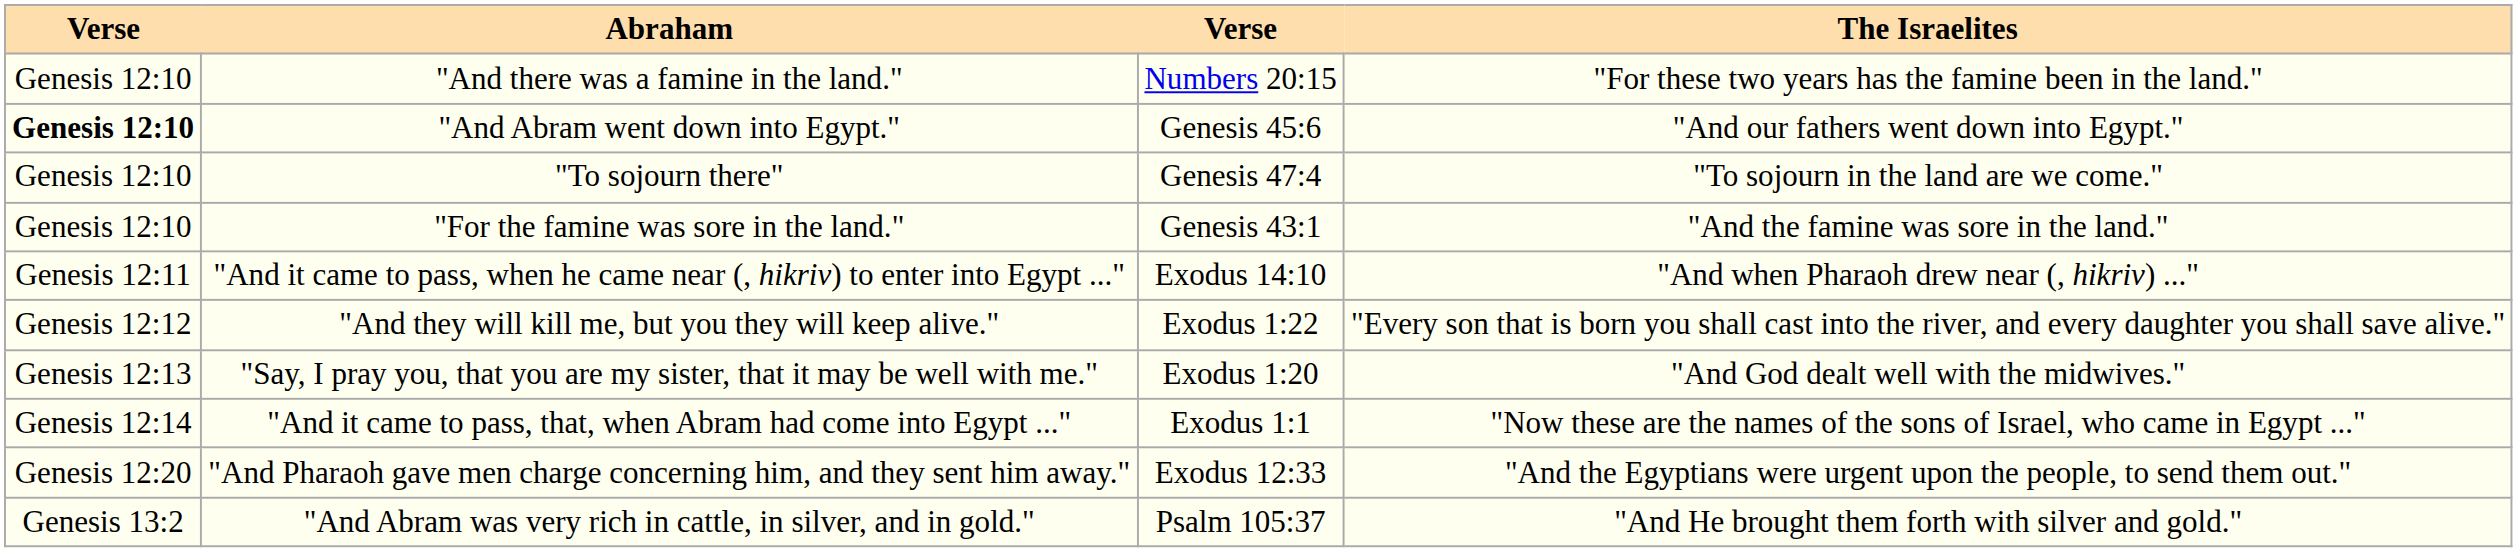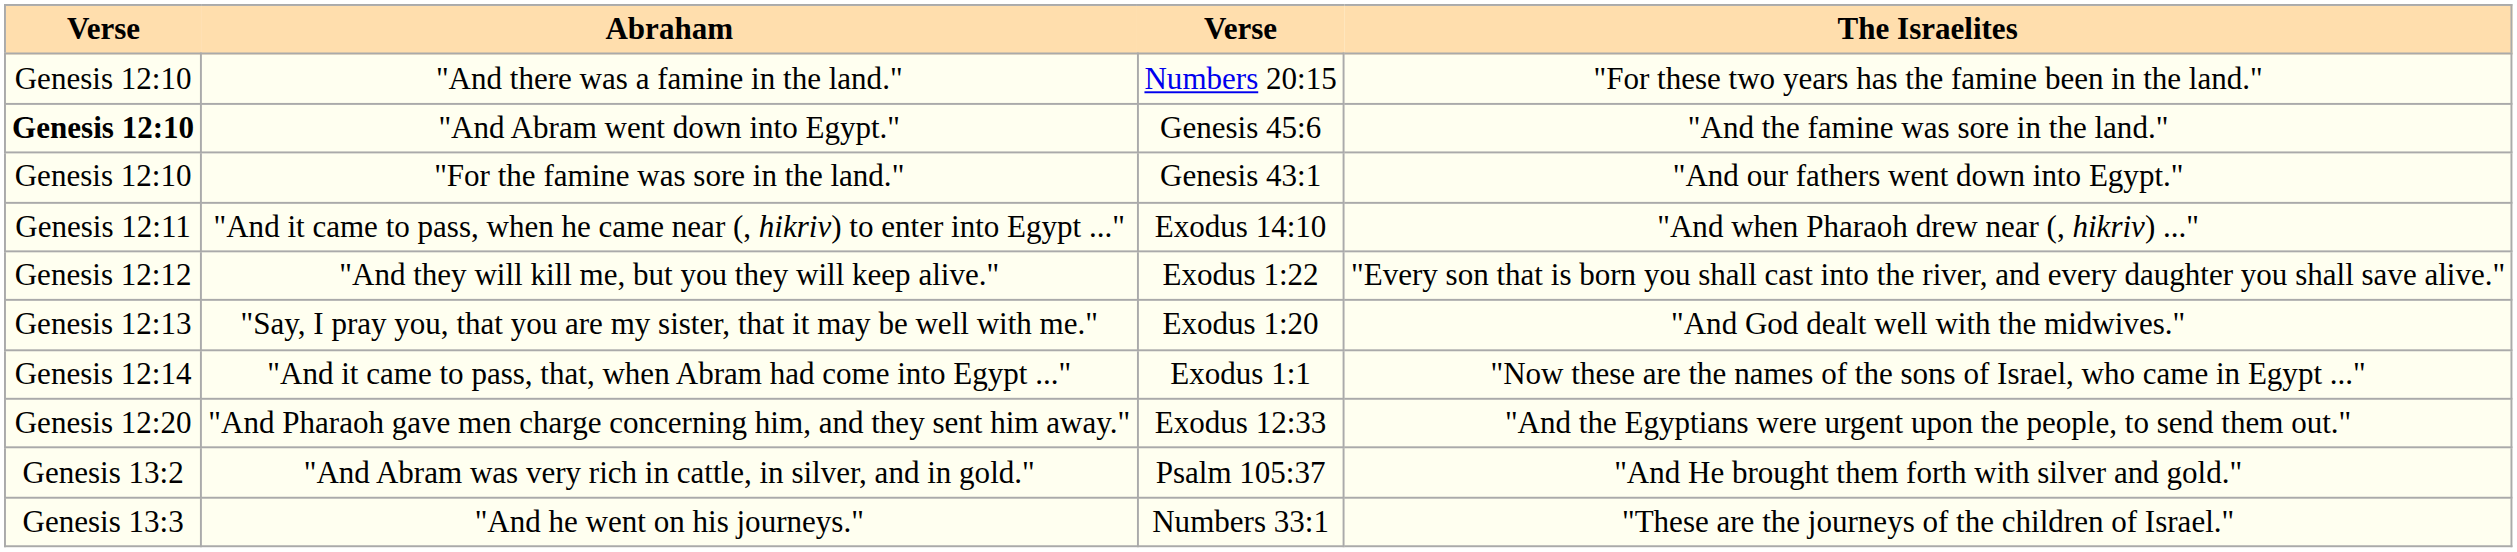(1928, 127) "And our fathers went down into Egypt." -> (1928, 127) "And the famine was sore in the land."
- row: (669, 176)
(1928, 226) "And the famine was sore in the land." -> (1928, 176) "And our fathers went down into Egypt."
+ row: (669, 521)
